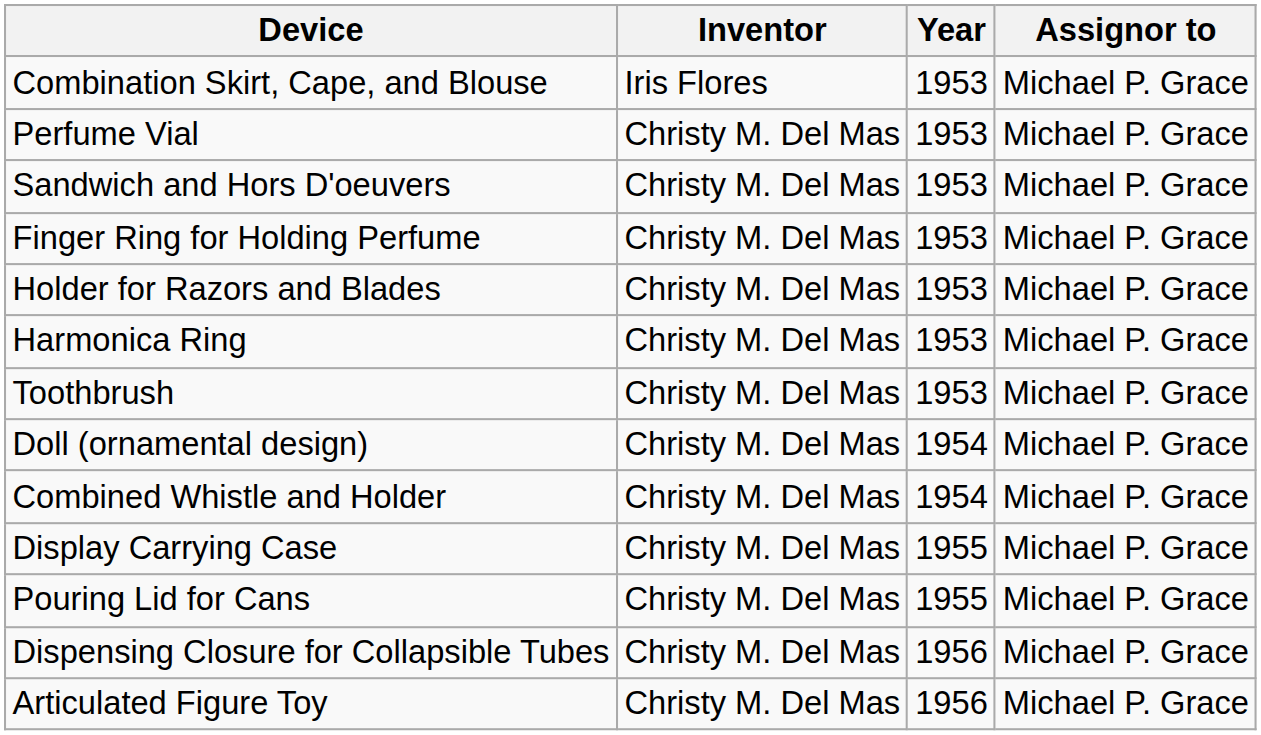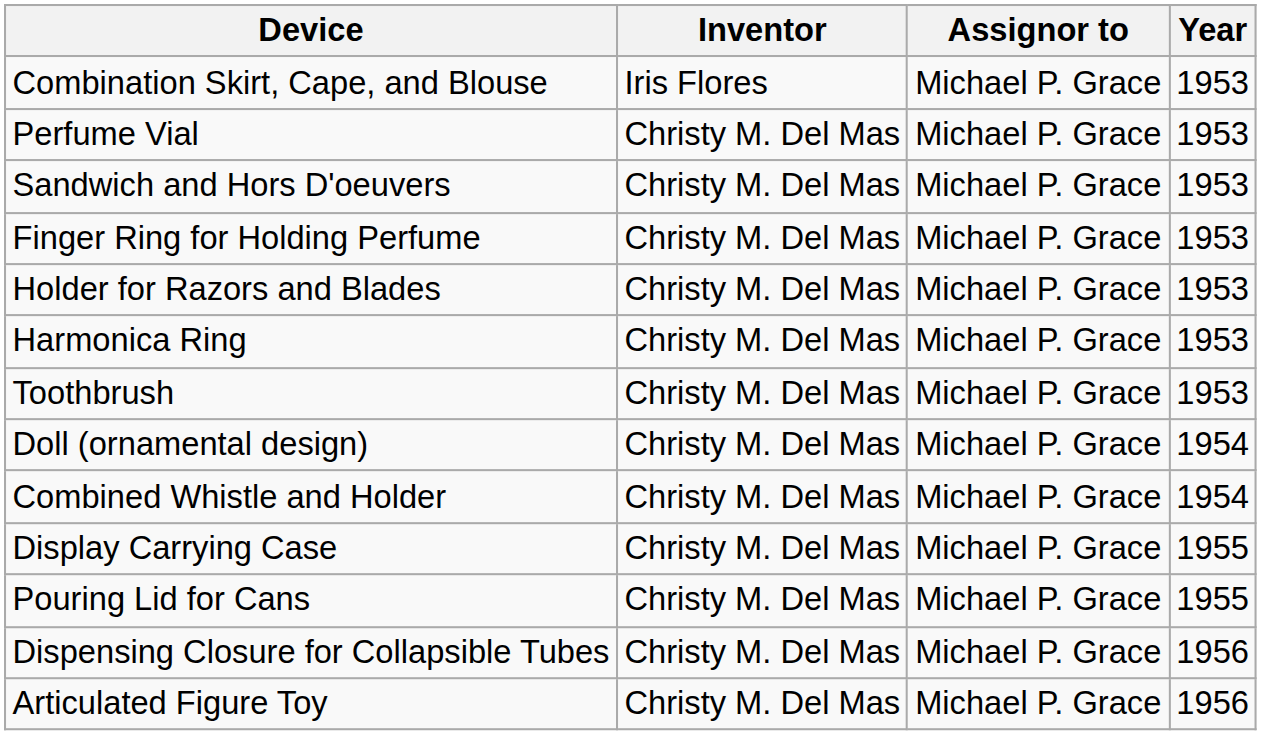columns swapped: (951, 30) <-> (1126, 30)
